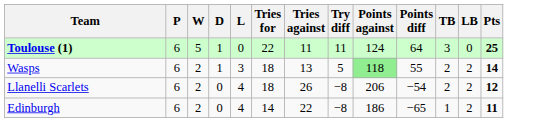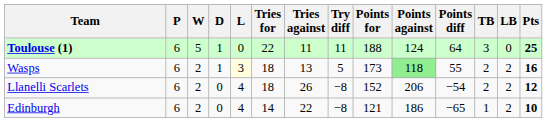+ column: (372, 21)
(241, 68) no background -> (241, 68) lightyellow background
(492, 68) 14 -> (531, 68) 16
(492, 107) 11 -> (531, 107) 10
